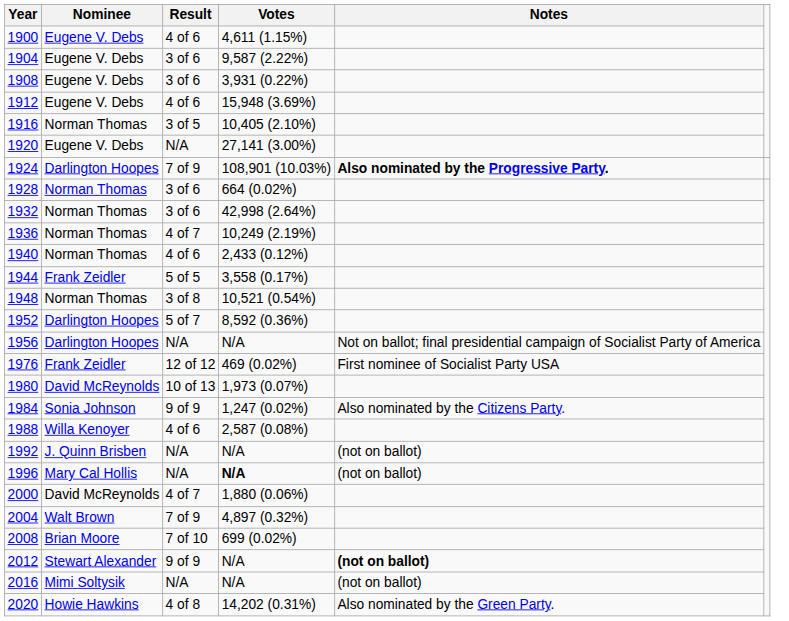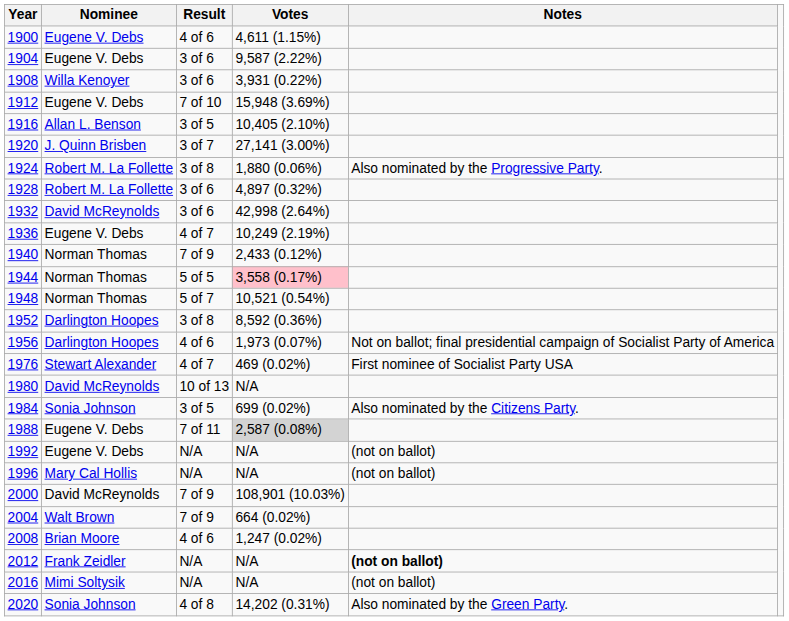(94, 80) Eugene V. Debs -> (87, 80) Willa Kenoyer
(183, 102) 4 of 6 -> (200, 102) 7 of 10
(96, 124) Norman Thomas -> (93, 124) Allan L. Benson
(94, 146) Eugene V. Debs -> (95, 146) J. Quinn Brisben
(177, 146) N/A -> (197, 146) 3 of 7
(102, 168) Darlington Hoopes -> (109, 168) Robert M. La Follette
(183, 168) 7 of 9 -> (197, 168) 3 of 8
(276, 168) 108,901 (10.03%) -> (279, 168) 1,880 (0.06%)
(473, 168) bold -> (477, 168) normal
(96, 189) Norman Thomas -> (109, 189) Robert M. La Follette
(259, 189) 664 (0.02%) -> (279, 189) 4,897 (0.32%)
(96, 211) Norman Thomas -> (102, 211) David McReynolds
(96, 233) Norman Thomas -> (94, 233) Eugene V. Debs
(183, 255) 4 of 6 -> (197, 255) 7 of 9
(85, 277) Frank Zeidler -> (96, 277) Norman Thomas
(265, 277) no background -> (279, 277) pink background
(183, 299) 3 of 8 -> (197, 299) 5 of 7
(183, 320) 5 of 7 -> (197, 320) 3 of 8
(177, 342) N/A -> (197, 342) 4 of 6
(233, 342) N/A -> (279, 342) 1,973 (0.07%)
(85, 364) Frank Zeidler -> (100, 364) Stewart Alexander
(190, 364) 12 of 12 -> (197, 364) 4 of 7
(265, 386) 1,973 (0.07%) -> (247, 386) N/A
(183, 408) 9 of 9 -> (197, 408) 3 of 5
(265, 408) 1,247 (0.02%) -> (273, 408) 699 (0.02%)
(87, 430) Willa Kenoyer -> (94, 430) Eugene V. Debs
(183, 430) 4 of 6 -> (200, 430) 7 of 11
(265, 430) no background -> (279, 430) lightgrey background
(95, 451) J. Quinn Brisben -> (94, 451) Eugene V. Debs
(234, 473) bold -> (247, 473) normal
(183, 495) 4 of 7 -> (197, 495) 7 of 9
(265, 495) 1,880 (0.06%) -> (290, 495) 108,901 (10.03%)
(265, 517) 4,897 (0.32%) -> (273, 517) 664 (0.02%)
(187, 539) 7 of 10 -> (197, 539) 4 of 6
(259, 539) 699 (0.02%) -> (279, 539) 1,247 (0.02%)
(100, 560) Stewart Alexander -> (85, 560) Frank Zeidler
(183, 560) 9 of 9 -> (191, 560) N/A
(92, 604) Howie Hawkins -> (90, 604) Sonia Johnson
